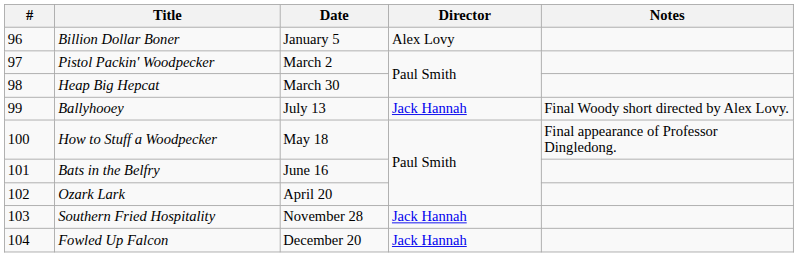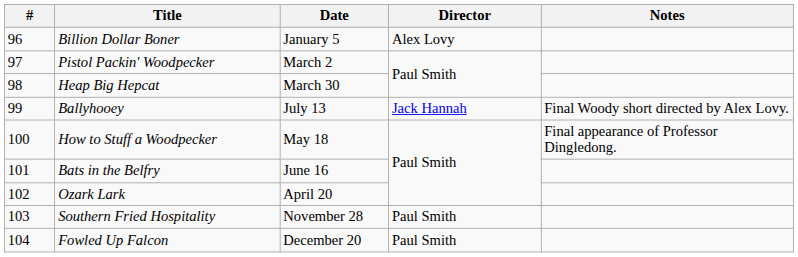(429, 217) Jack Hannah -> (424, 217) Paul Smith
(429, 240) Jack Hannah -> (424, 240) Paul Smith
